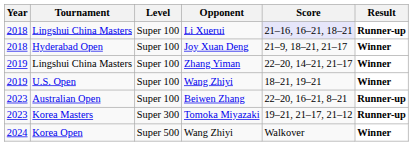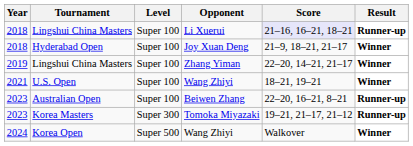(17, 81) 2019 -> (17, 81) 2021
